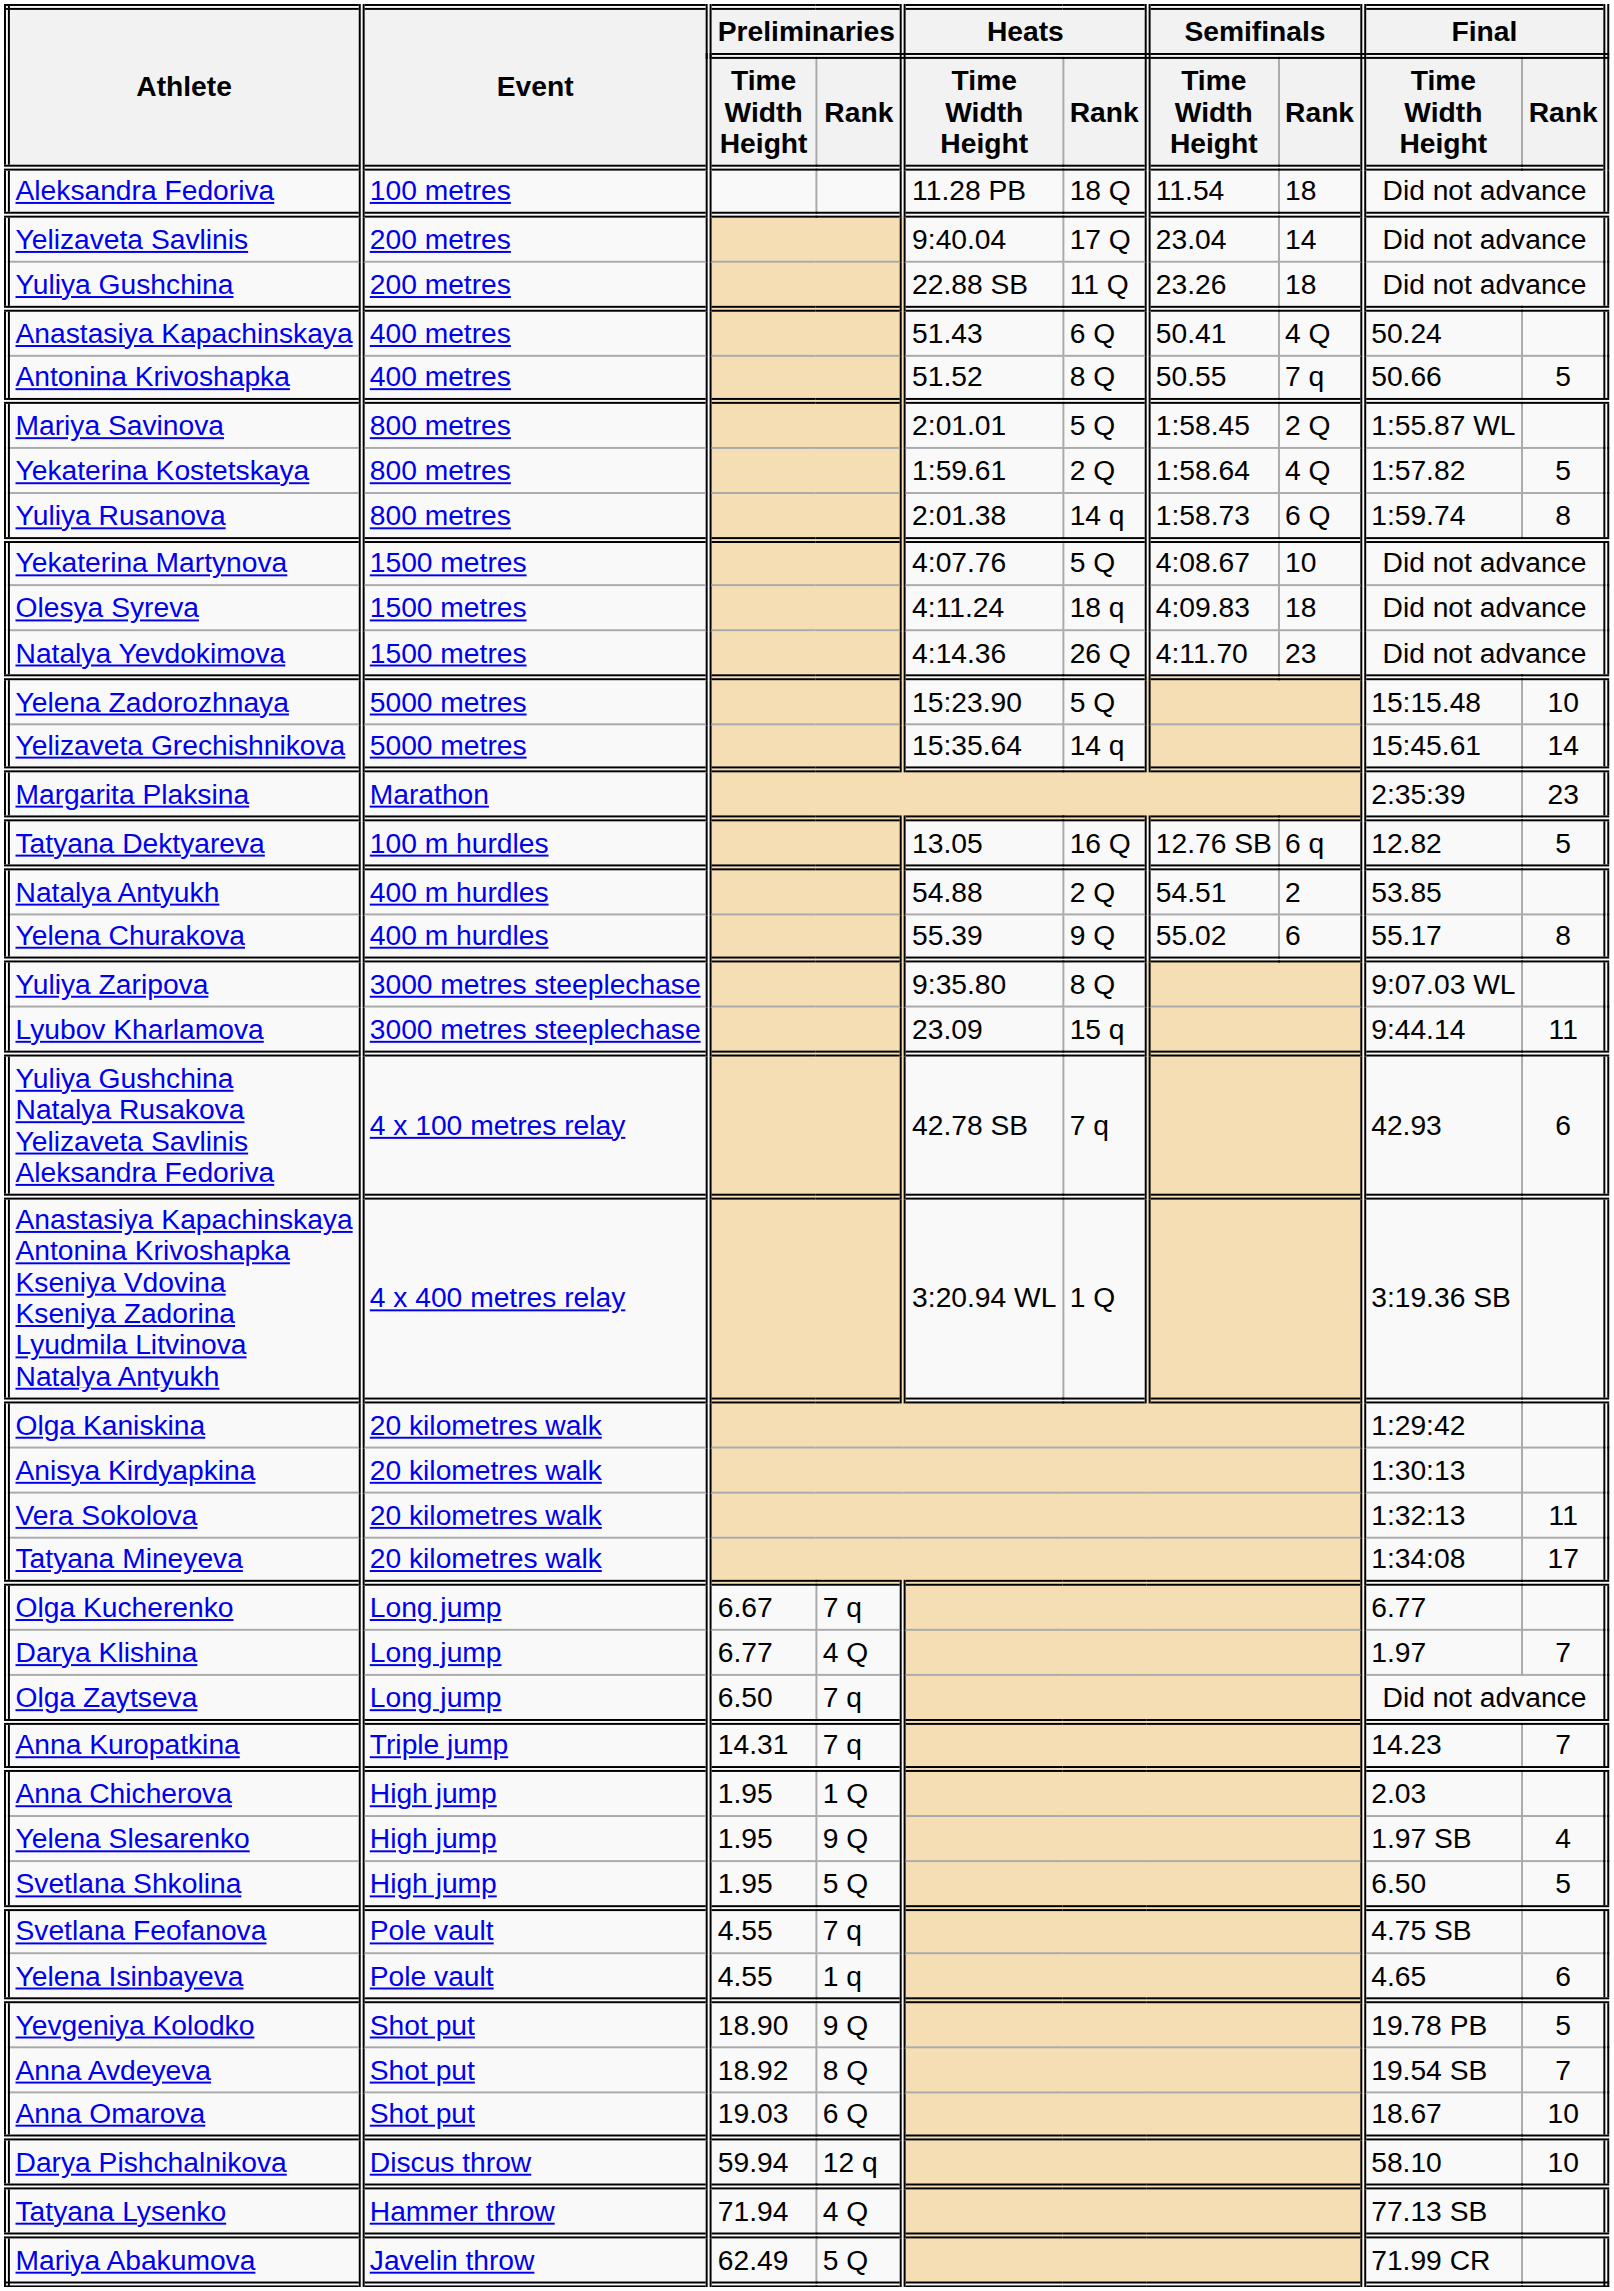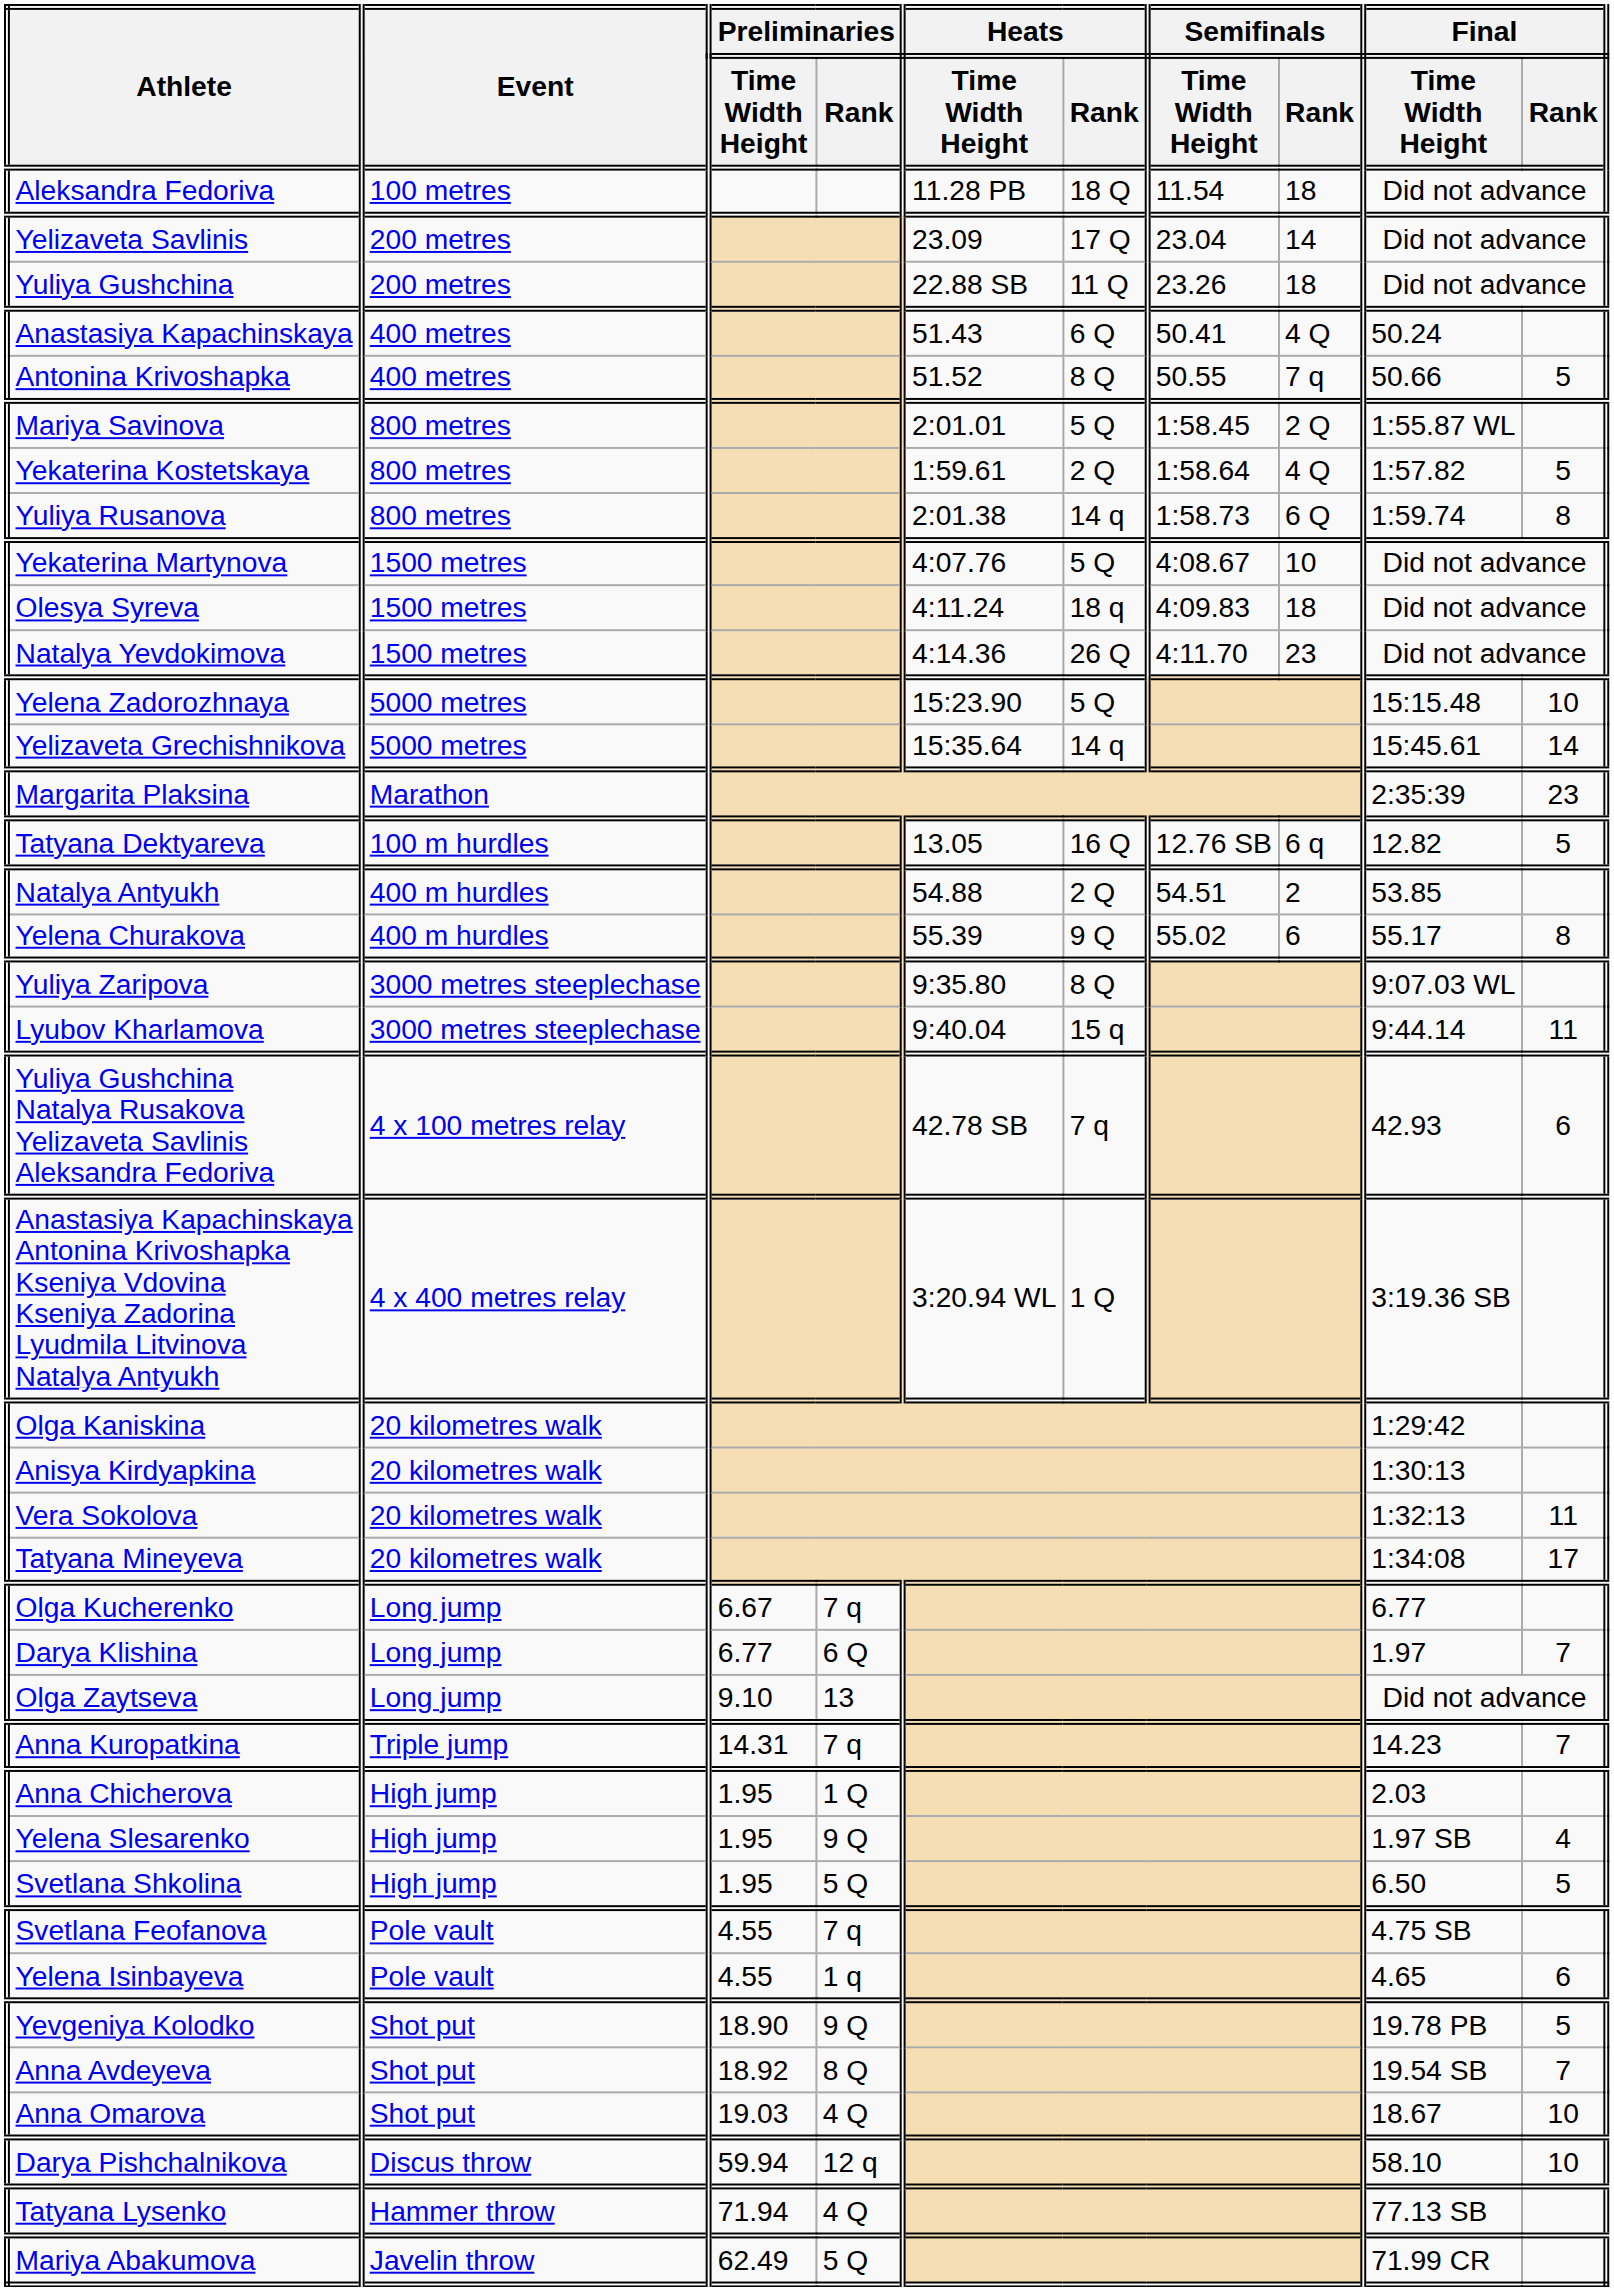(959, 240) 9:40.04 -> (947, 240) 23.09
(947, 1029) 23.09 -> (959, 1029) 9:40.04
(845, 1653) 4 Q -> (845, 1653) 6 Q
(745, 1697) 6.50 -> (745, 1697) 9.10
(842, 1697) 7 q -> (838, 1697) 13
(845, 2114) 6 Q -> (845, 2114) 4 Q
